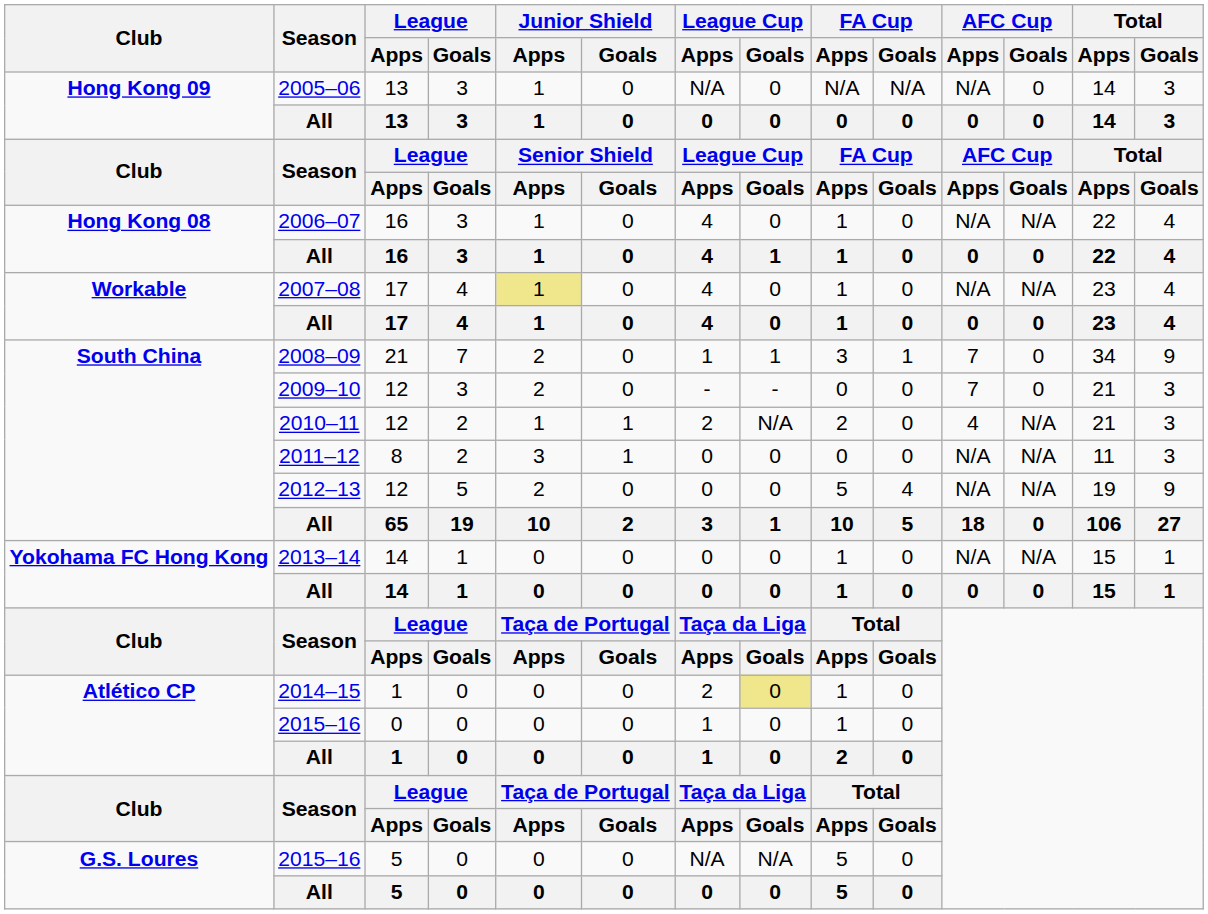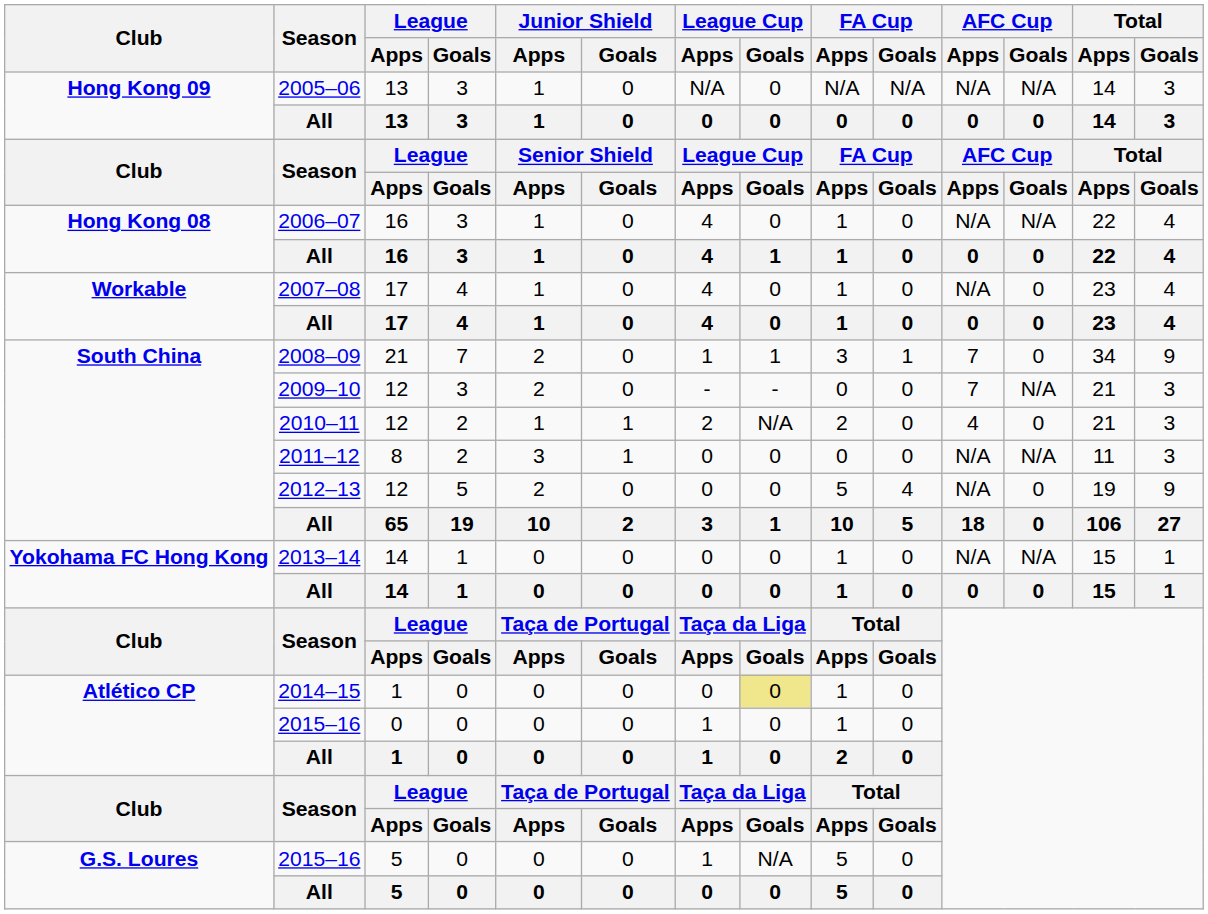(1038, 88) 0 -> (1038, 88) N/A
(539, 289) khaki background -> (539, 289) no background
(1038, 289) N/A -> (1038, 289) 0
(1038, 389) 0 -> (1038, 389) N/A
(1038, 423) N/A -> (1038, 423) 0
(1038, 490) N/A -> (1038, 490) 0
(707, 691) 2 -> (707, 691) 0
(707, 858) N/A -> (707, 858) 1
